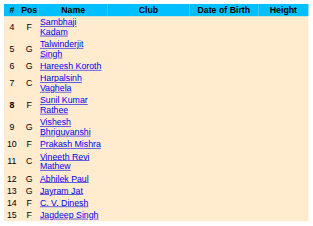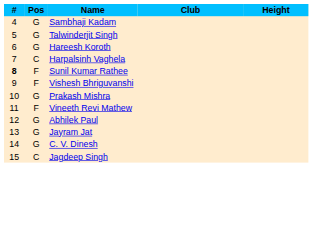- column: (224, 10)
(29, 27) F -> (36, 22) G
(29, 127) G -> (36, 83) F
(29, 144) F -> (36, 96) G
(29, 161) C -> (36, 108) F
(29, 203) F -> (36, 144) G
(29, 215) F -> (36, 157) C
